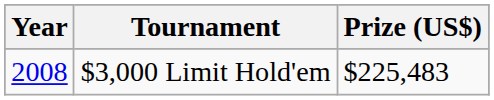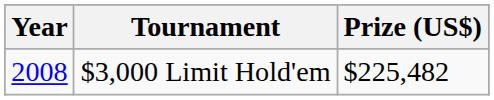(396, 71) $225,483 -> (396, 71) $225,482
